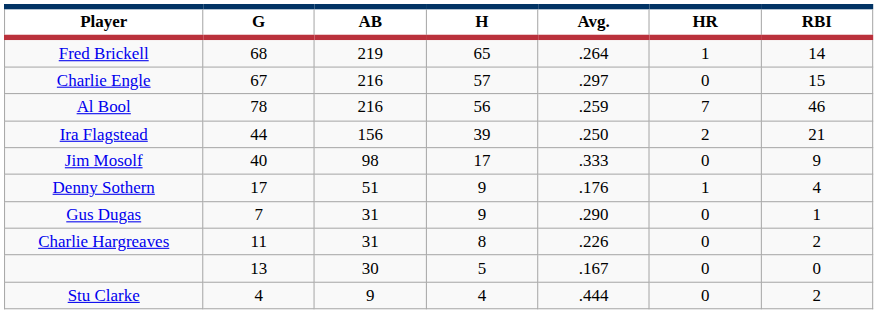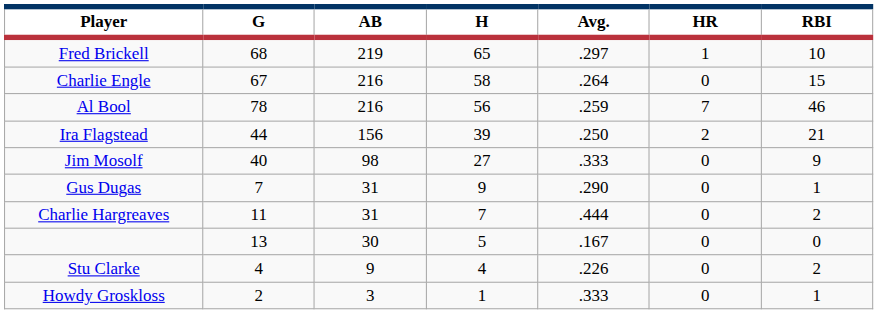(594, 53) .264 -> (594, 53) .297
(817, 53) 14 -> (817, 53) 10
(482, 80) 57 -> (482, 80) 58
(594, 80) .297 -> (594, 80) .264
(482, 160) 17 -> (482, 160) 27
- row: (104, 187)
(482, 241) 8 -> (482, 214) 7
(594, 241) .226 -> (594, 214) .444
(594, 295) .444 -> (594, 268) .226
+ row: (104, 295)
